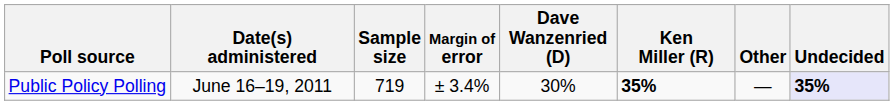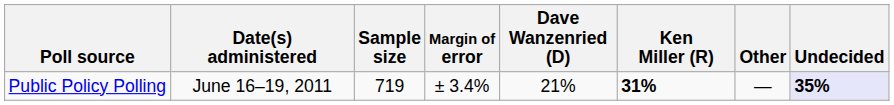(558, 85) 30% -> (558, 85) 21%
(639, 85) 35% -> (639, 85) 31%
